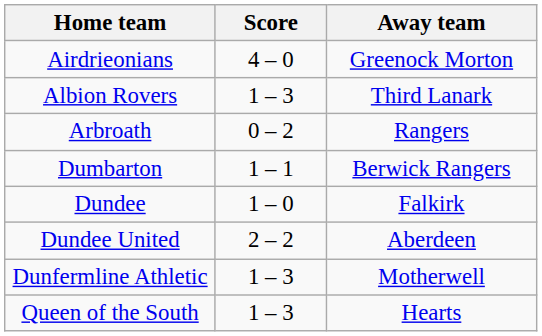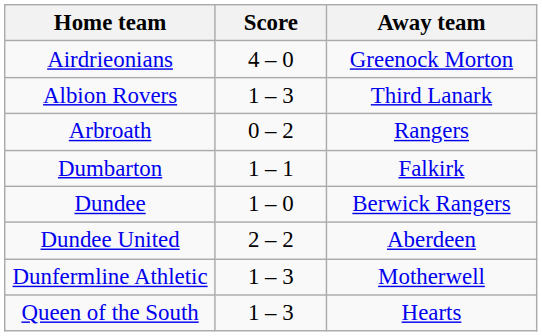(431, 167) Berwick Rangers -> (431, 167) Falkirk
(431, 204) Falkirk -> (431, 204) Berwick Rangers
